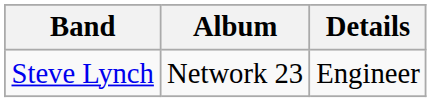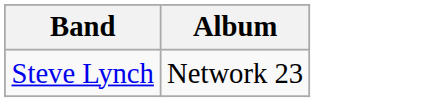- column: (368, 27)
